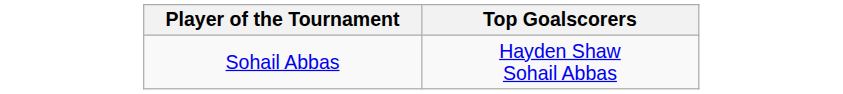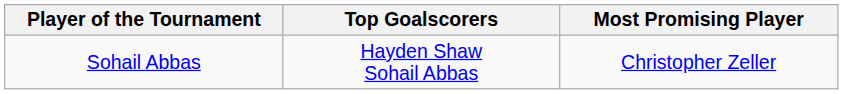+ column: (699, 19)
